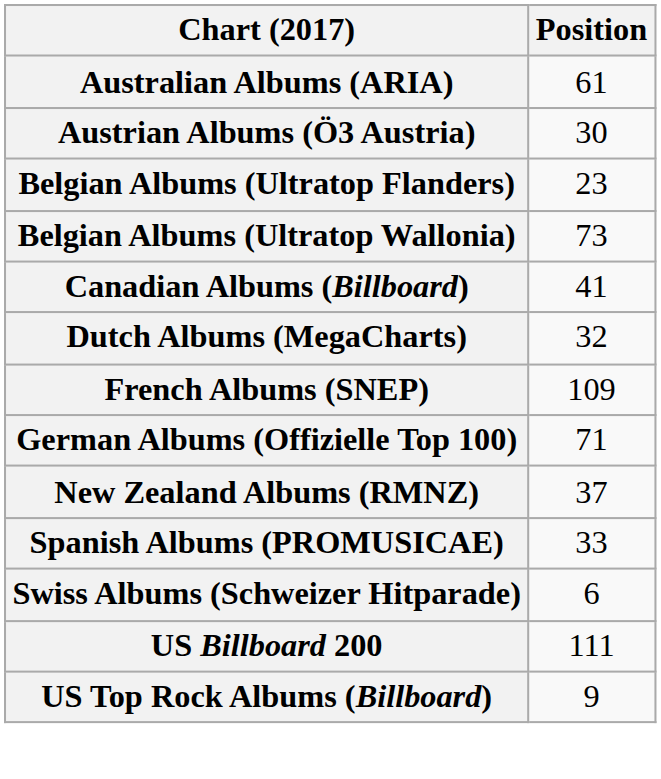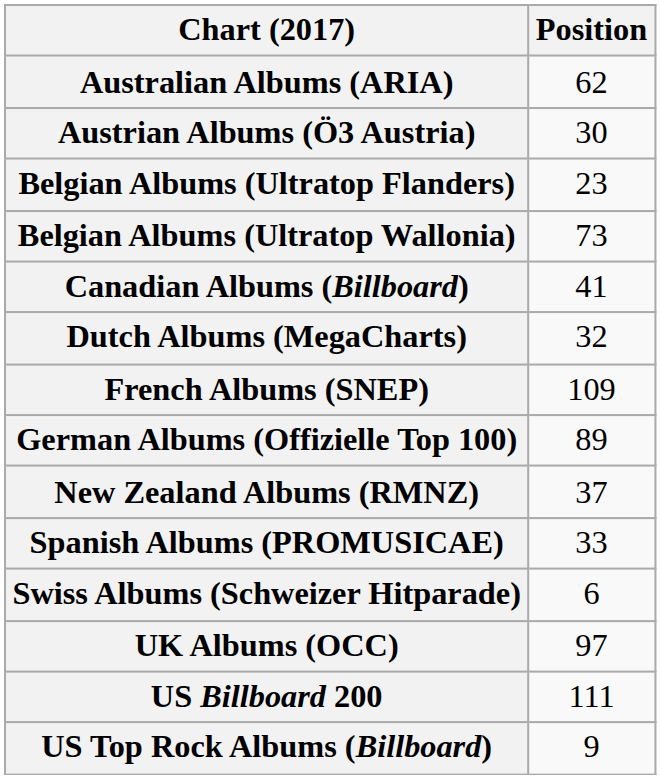(592, 81) 61 -> (592, 81) 62
(592, 440) 71 -> (592, 440) 89
+ row: (267, 645)
